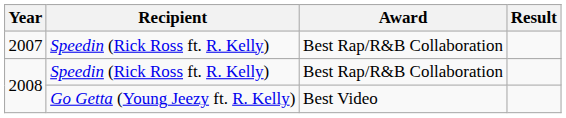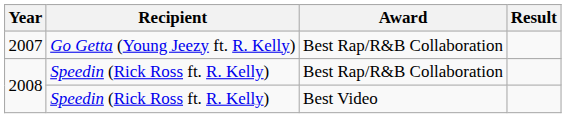(160, 44) Speedin (Rick Ross ft. R. Kelly) -> (173, 44) Go Getta (Young Jeezy ft. R. Kelly)
(173, 98) Go Getta (Young Jeezy ft. R. Kelly) -> (160, 98) Speedin (Rick Ross ft. R. Kelly)
